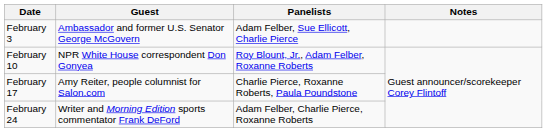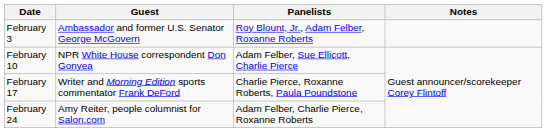(293, 33) Adam Felber, Sue Ellicott, Charlie Pierce -> (300, 33) Roy Blount, Jr., Adam Felber, Roxanne Roberts
(300, 60) Roy Blount, Jr., Adam Felber, Roxanne Roberts -> (293, 60) Adam Felber, Sue Ellicott, Charlie Pierce
(130, 87) Amy Reiter, people columnist for Salon.com -> (132, 87) Writer and Morning Edition sports commentator Frank DeFord
(132, 114) Writer and Morning Edition sports commentator Frank DeFord -> (130, 114) Amy Reiter, people columnist for Salon.com
